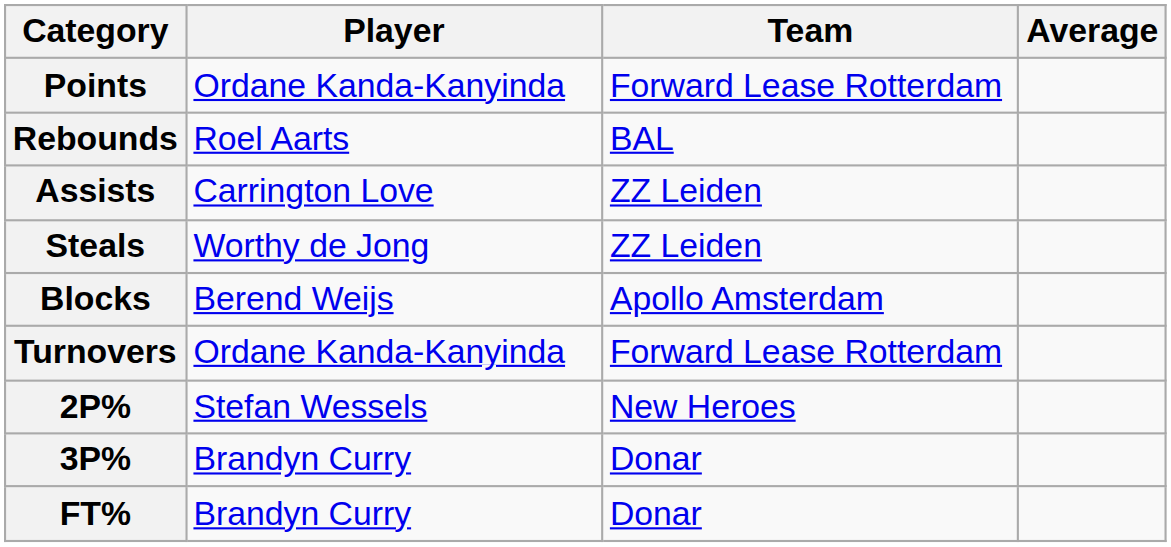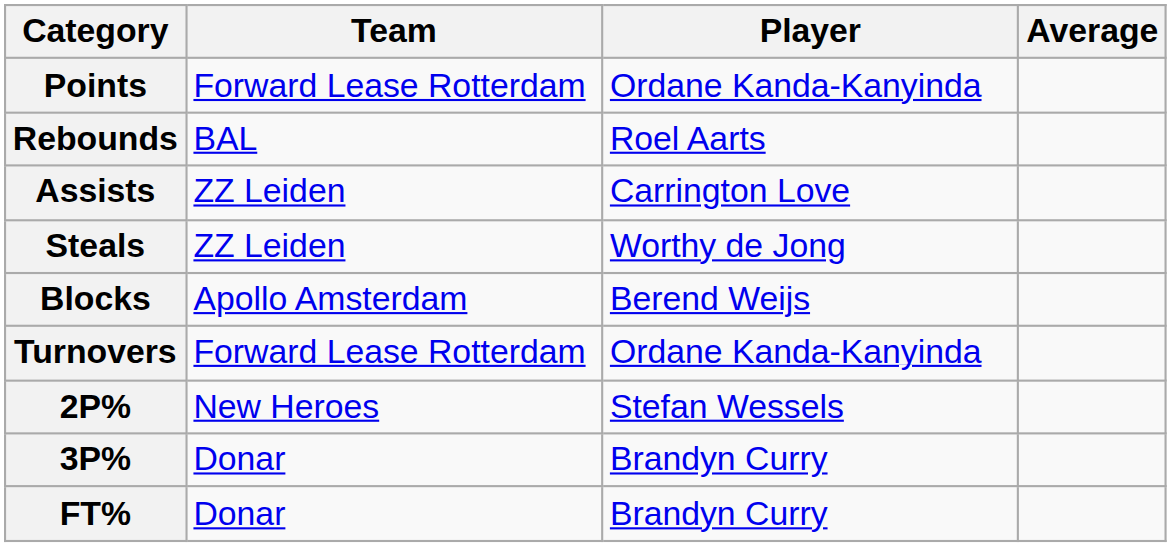columns swapped: (394, 31) <-> (810, 31)
